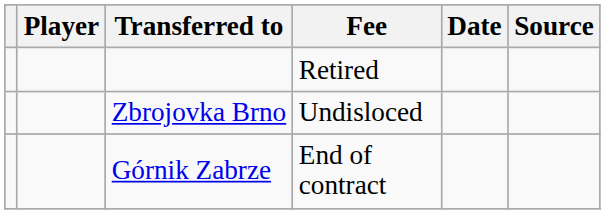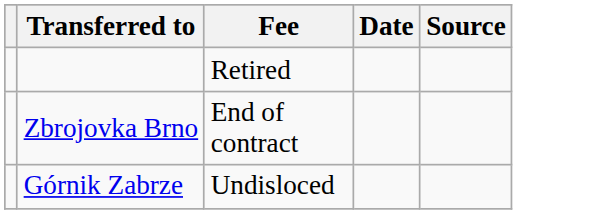- column: (61, 26)
(361, 112) Undisloced -> (255, 127) End of contract
(343, 170) End of contract -> (273, 186) Undisloced
